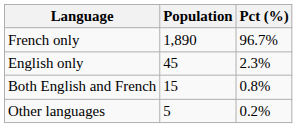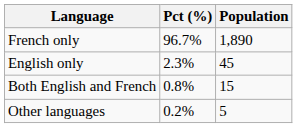columns swapped: (198, 16) <-> (264, 16)
